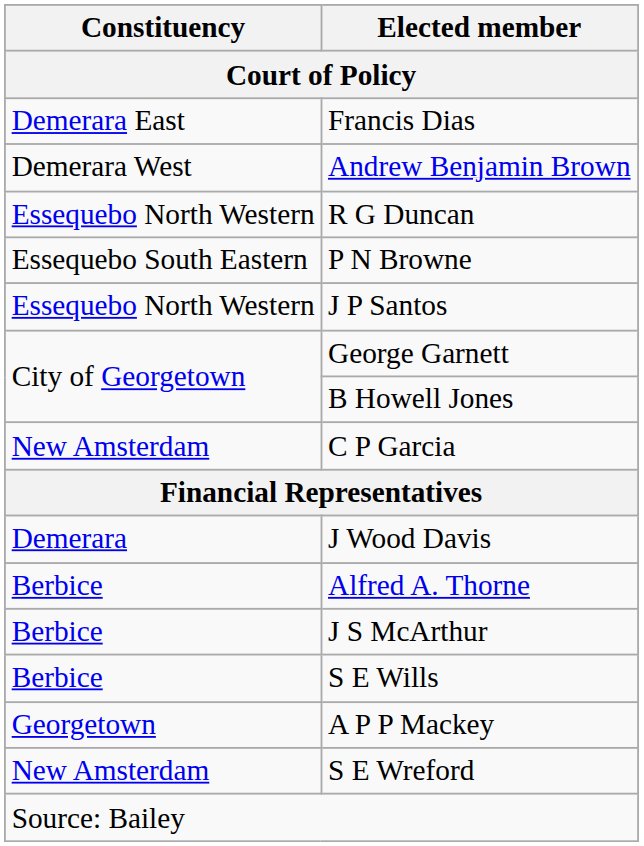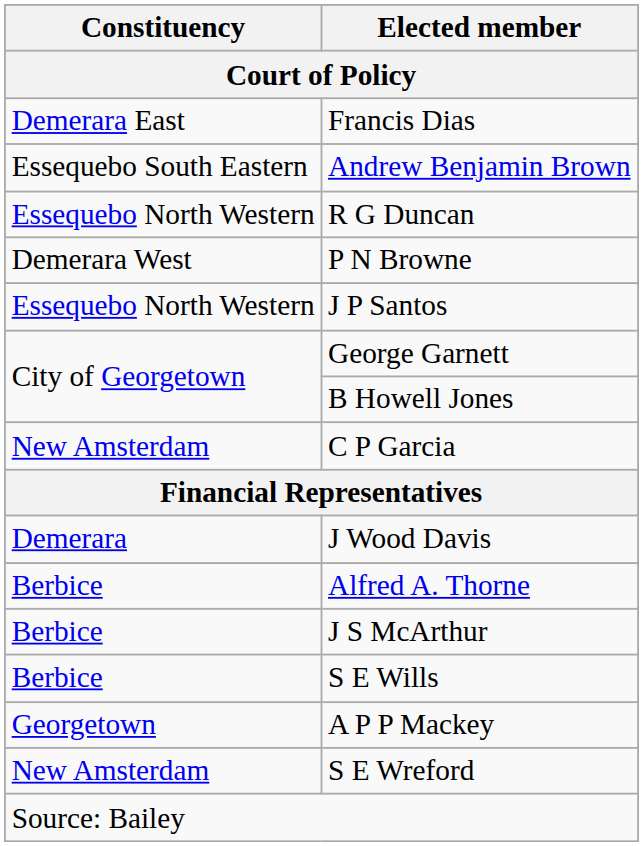(102, 167) Demerara West -> (160, 167) Essequebo South Eastern
(160, 259) Essequebo South Eastern -> (102, 259) Demerara West
